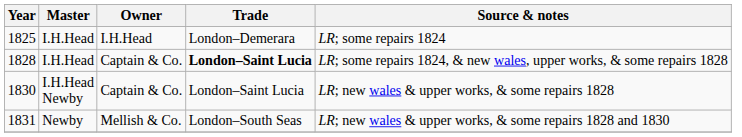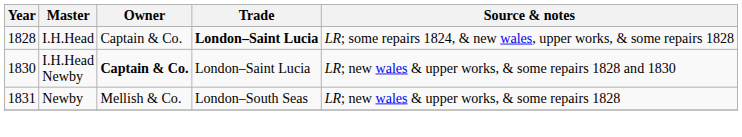- row: (22, 37)
(141, 90) normal -> (144, 68) bold
(466, 90) LR; new wales & upper works, & some repairs 1828 -> (500, 68) LR; new wales & upper works, & some repairs 1828 and 1830
(494, 120) LR; new wales & upper works, & some repairs 1828 and 1830 -> (472, 98) LR; new wales & upper works, & some repairs 1828
